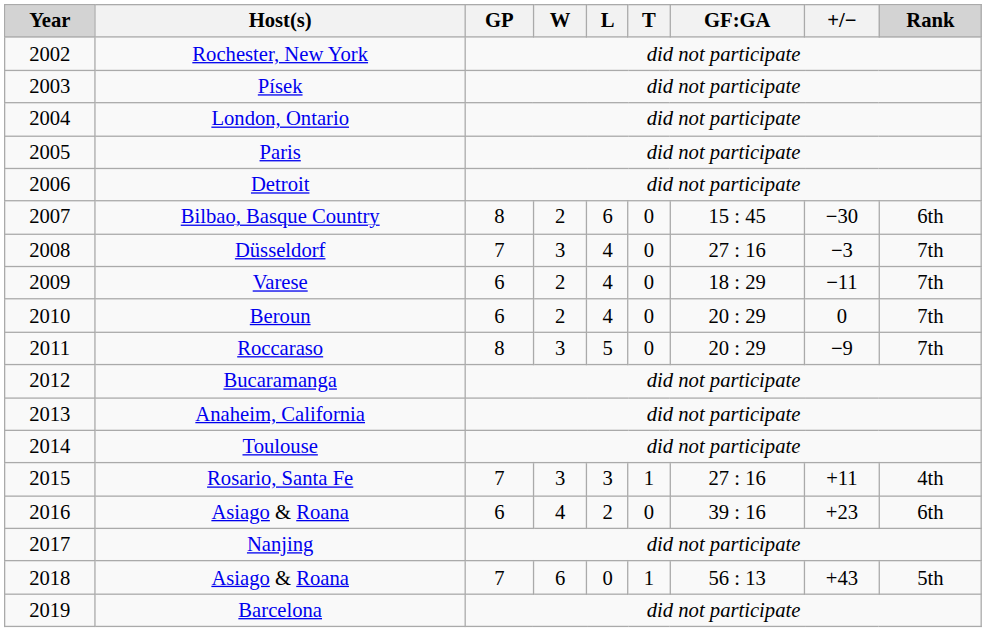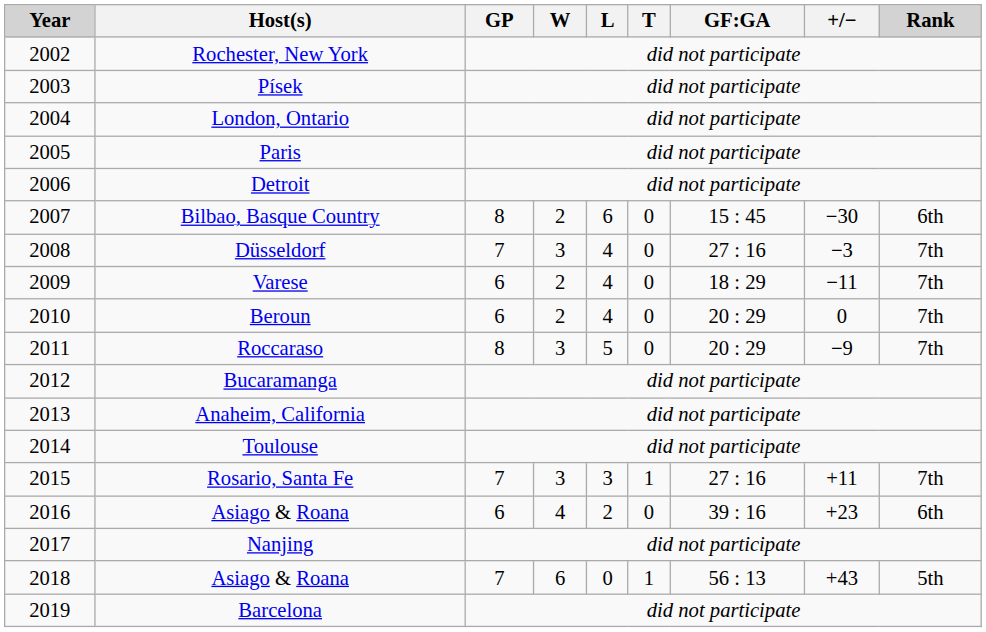(930, 479) 4th -> (930, 479) 7th
